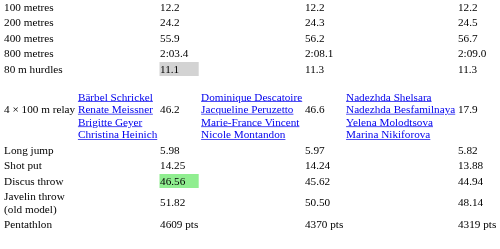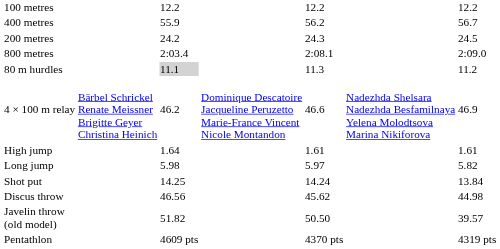rows swapped: (29, 22) <-> (29, 38)
(468, 69) 11.3 -> (468, 69) 11.2
(468, 109) 17.9 -> (468, 109) 46.9
+ row: (28, 150)
(471, 165) 13.88 -> (471, 181) 13.84
(173, 181) lightgreen background -> (173, 196) no background
(471, 181) 44.94 -> (471, 196) 44.98
(471, 202) 48.14 -> (471, 218) 39.57
